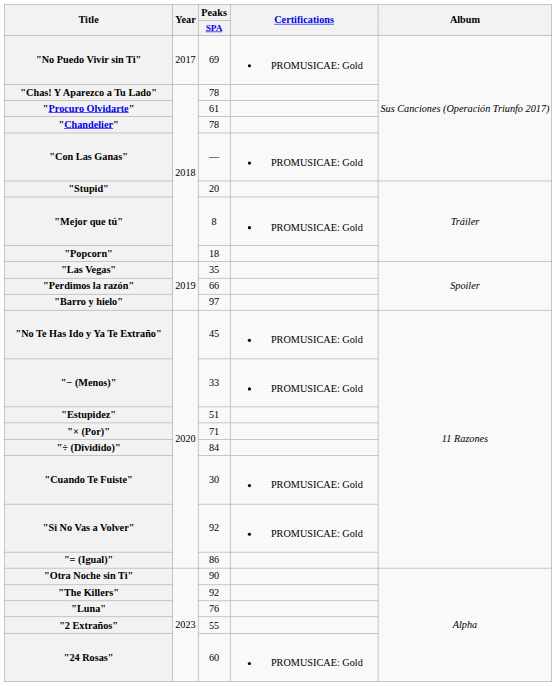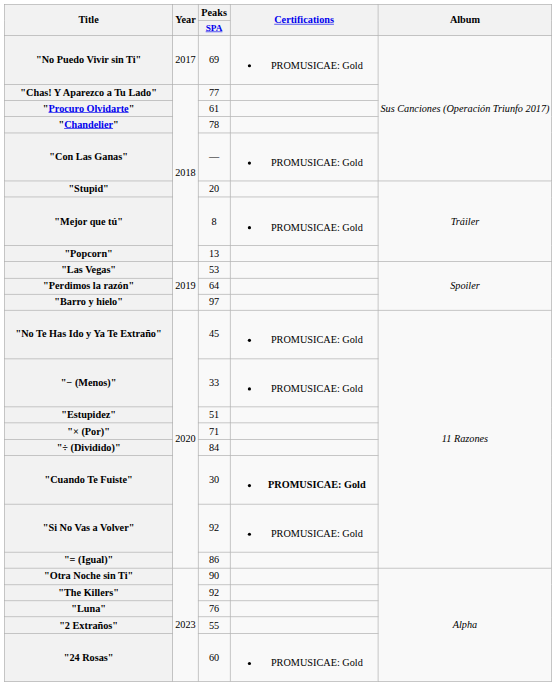(214, 92) 78 -> (214, 92) 77
(214, 253) 18 -> (214, 253) 13
(214, 269) 35 -> (214, 269) 53
(214, 286) 66 -> (214, 286) 64
(304, 485) normal -> (304, 485) bold
